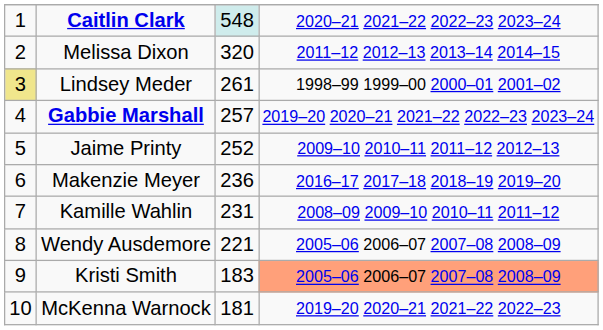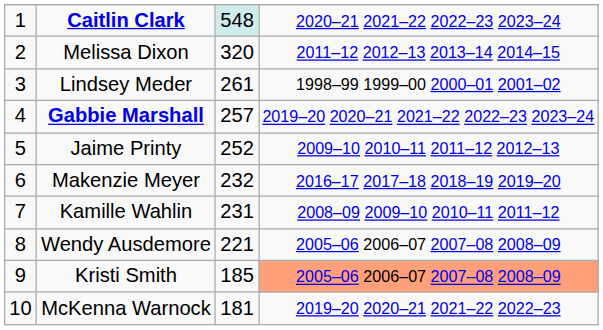(20, 84) khaki background -> (20, 84) no background
(237, 180) 236 -> (237, 180) 232
(237, 276) 183 -> (237, 276) 185
